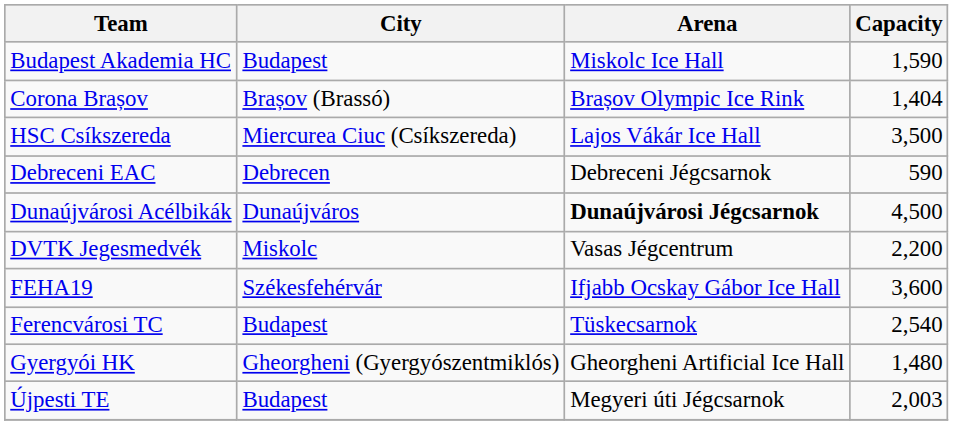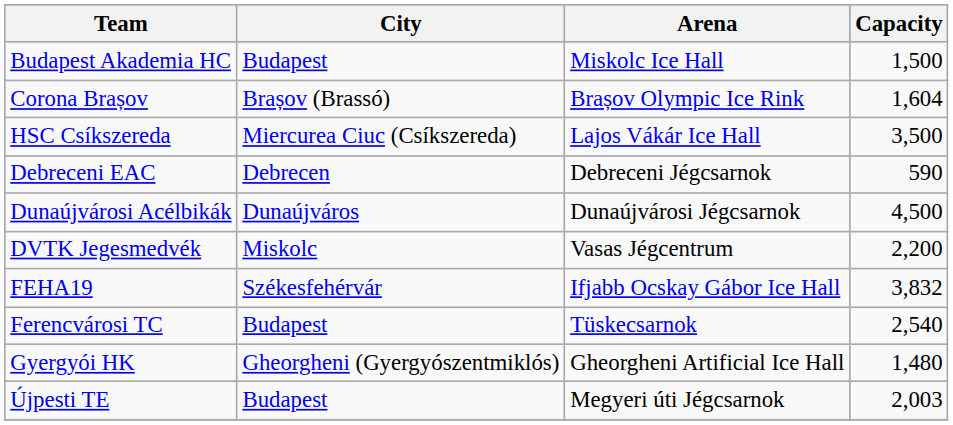(917, 60) 1,590 -> (917, 60) 1,500
(917, 98) 1,404 -> (917, 98) 1,604
(695, 211) bold -> (685, 211) normal
(917, 286) 3,600 -> (917, 286) 3,832
